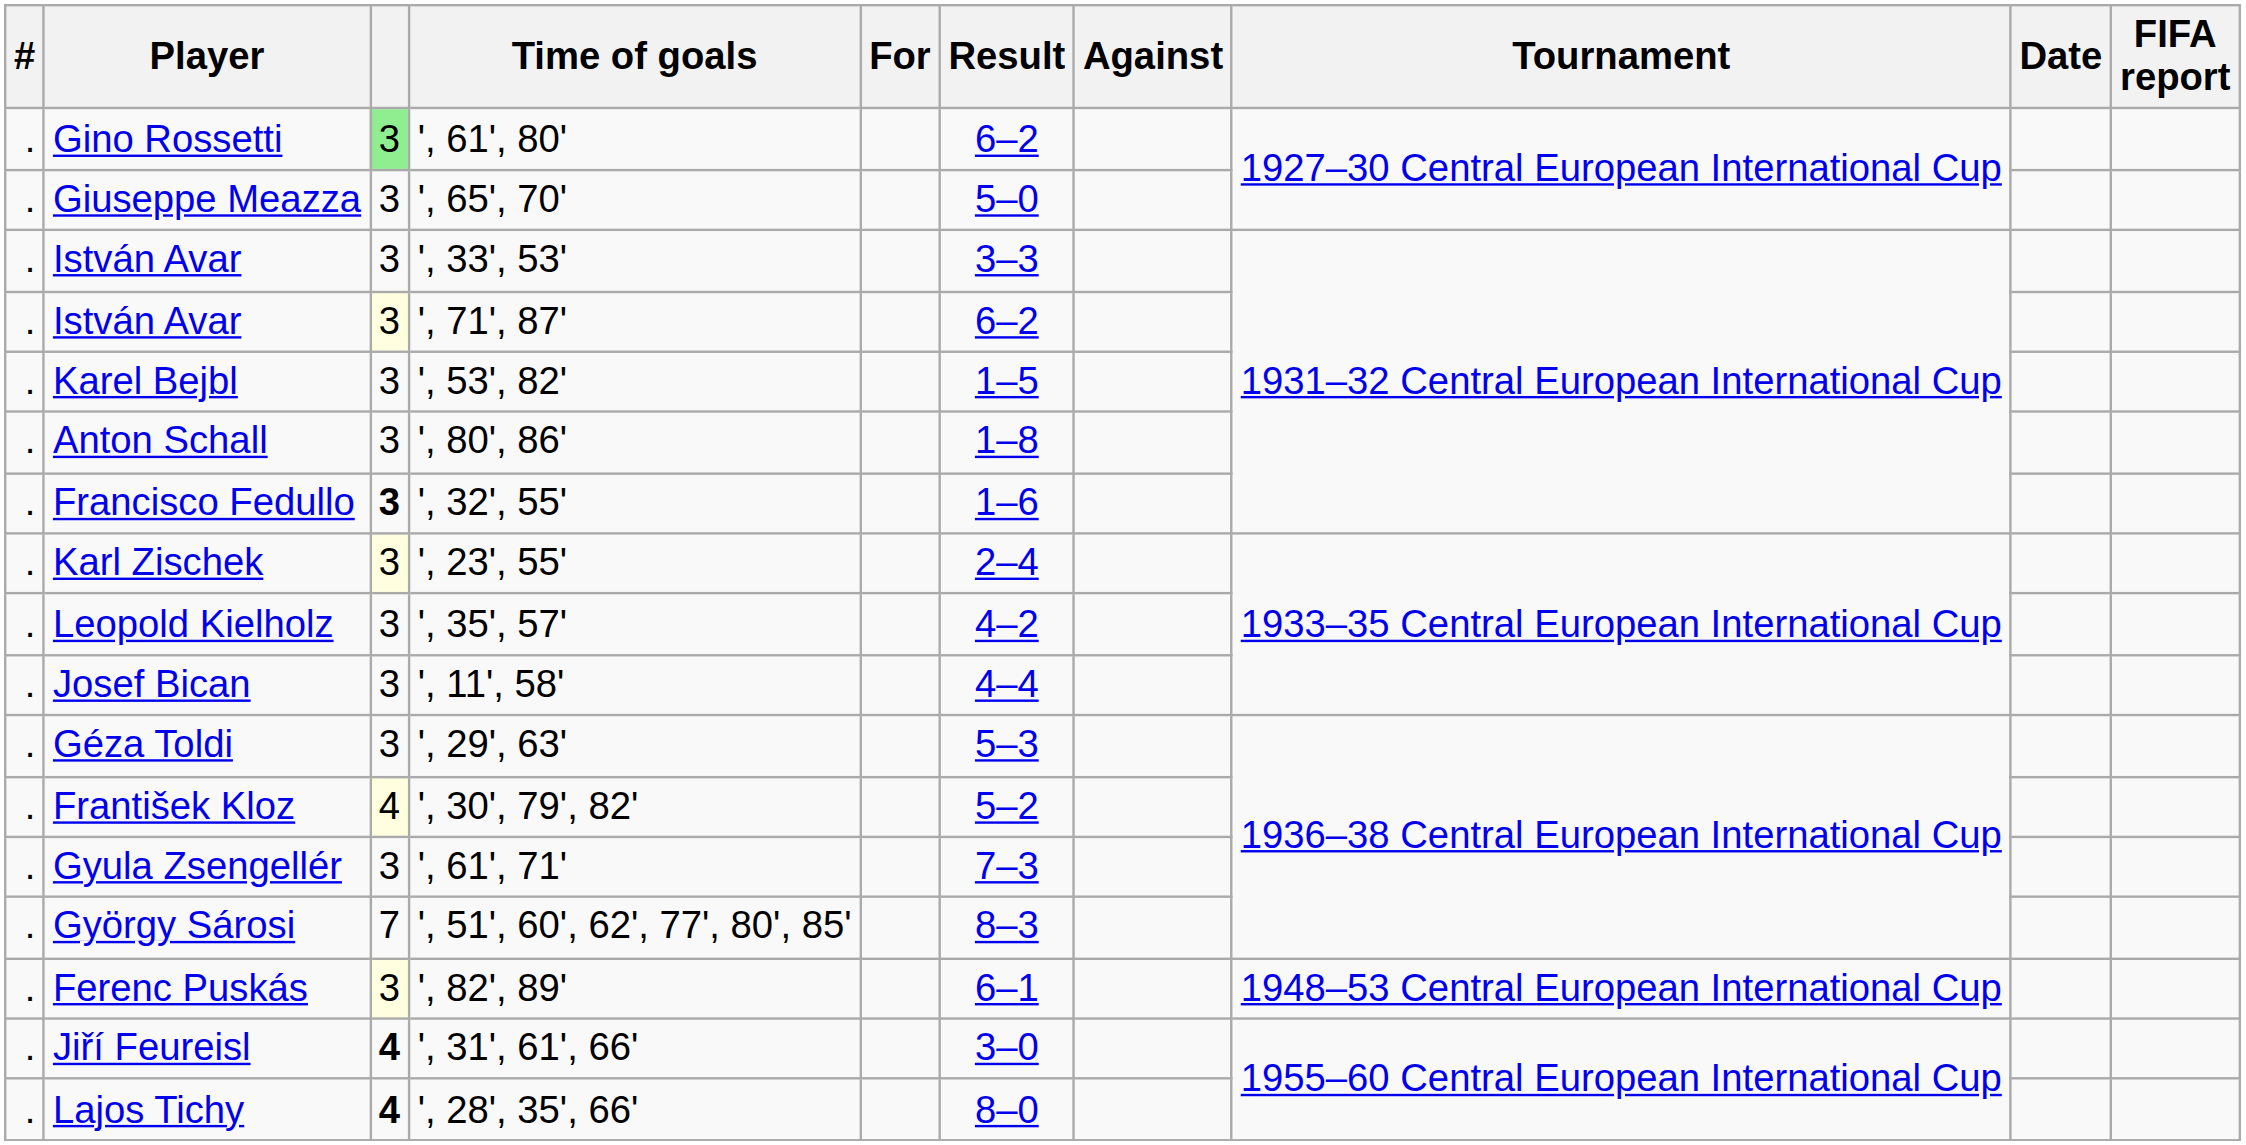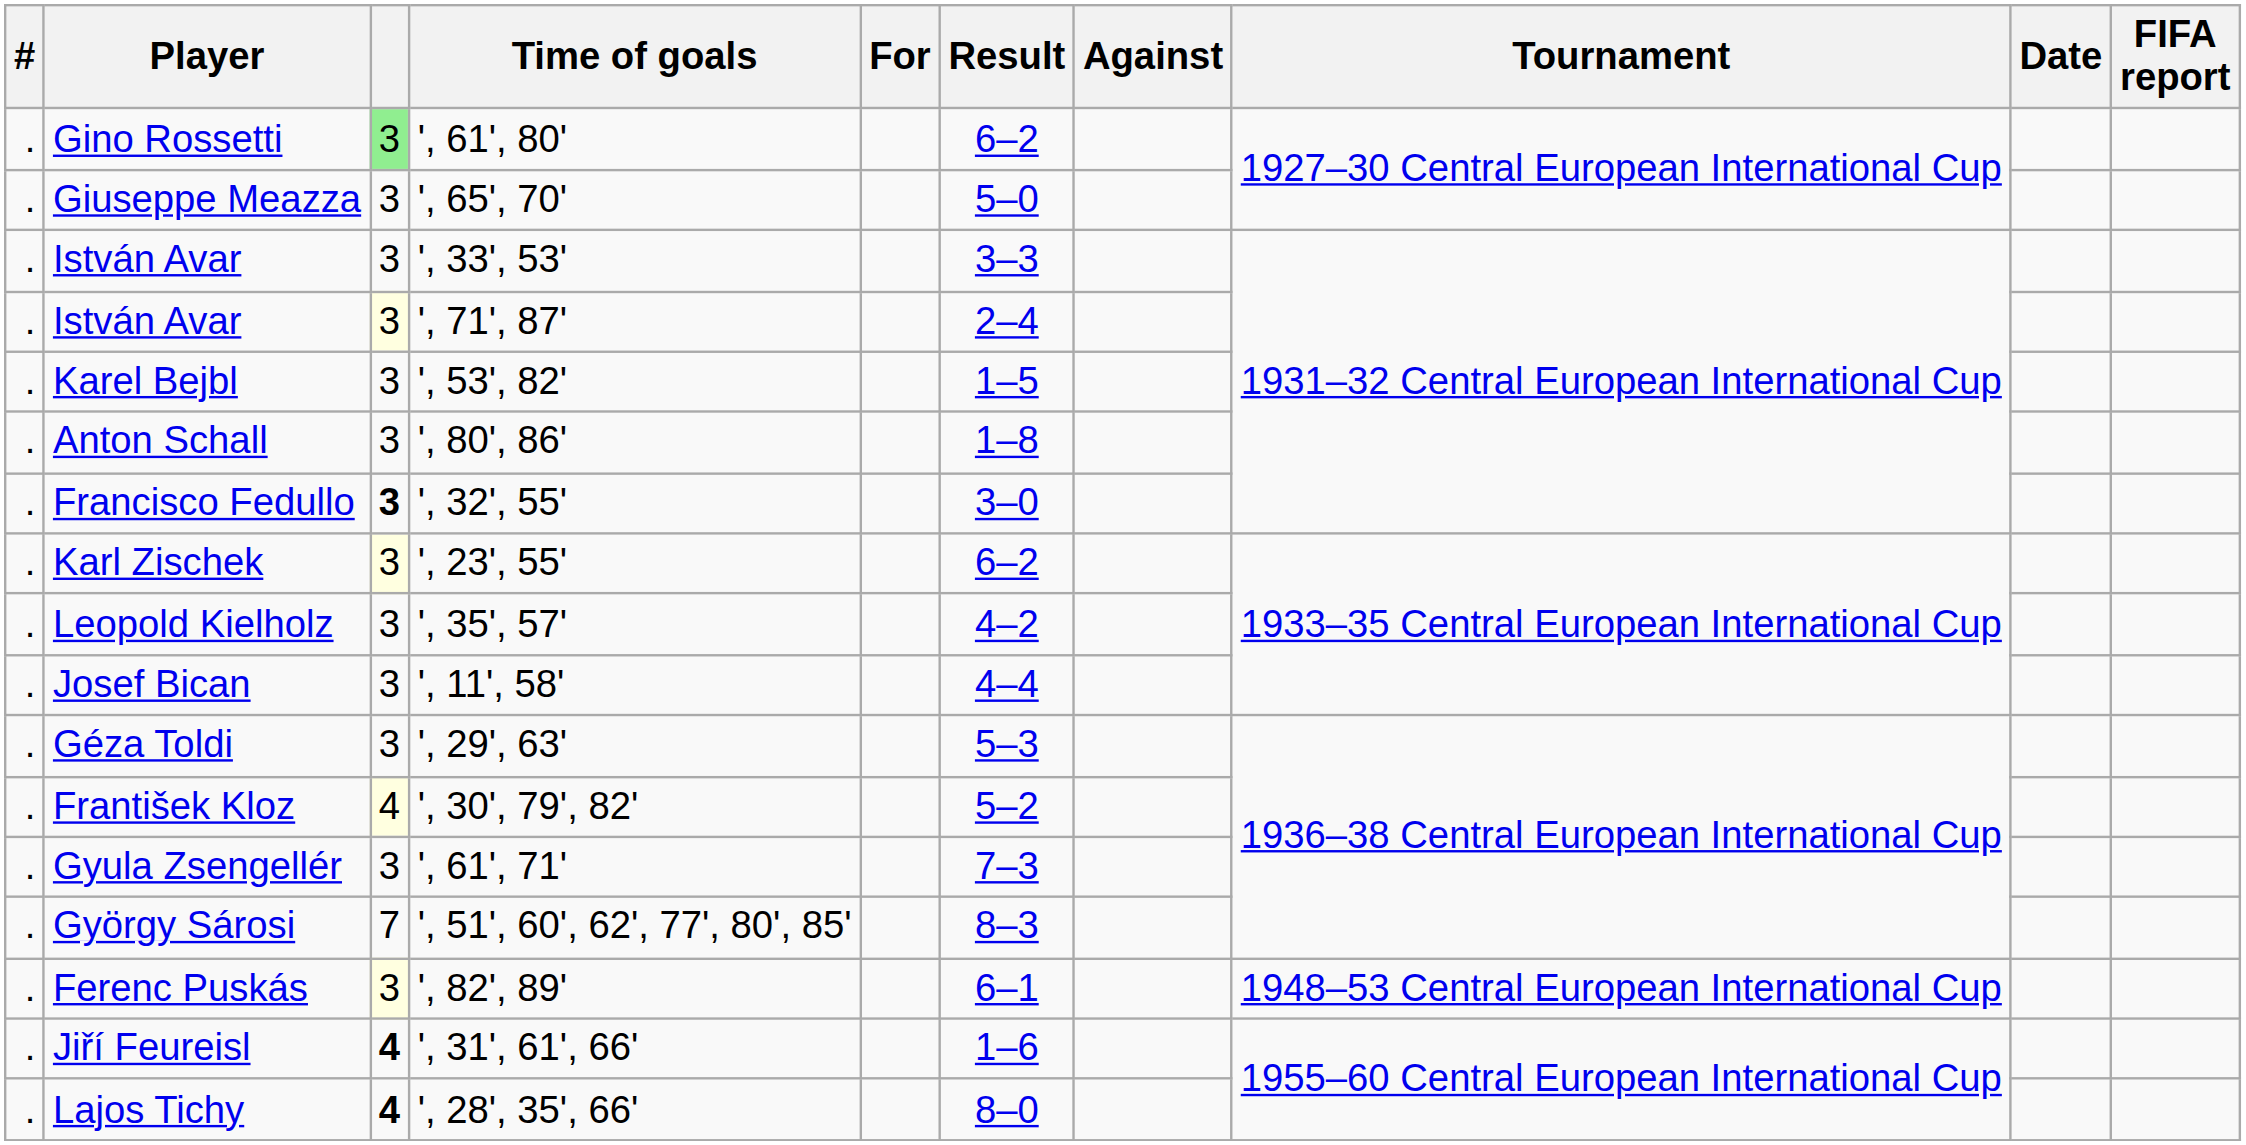(1007, 320) 6–2 -> (1007, 320) 2–4
(1007, 502) 1–6 -> (1007, 502) 3–0
(1007, 563) 2–4 -> (1007, 563) 6–2
(1007, 1048) 3–0 -> (1007, 1048) 1–6
